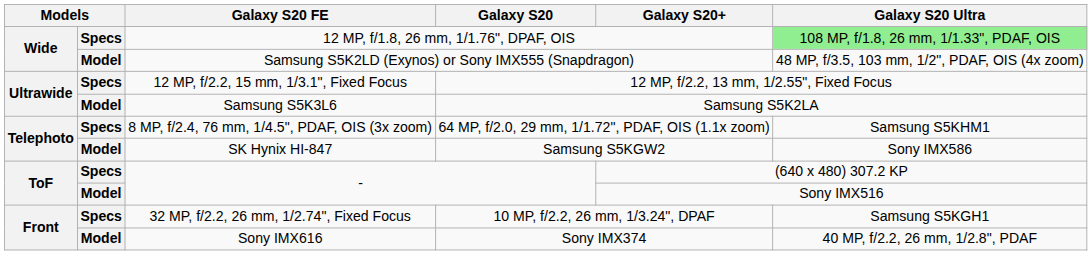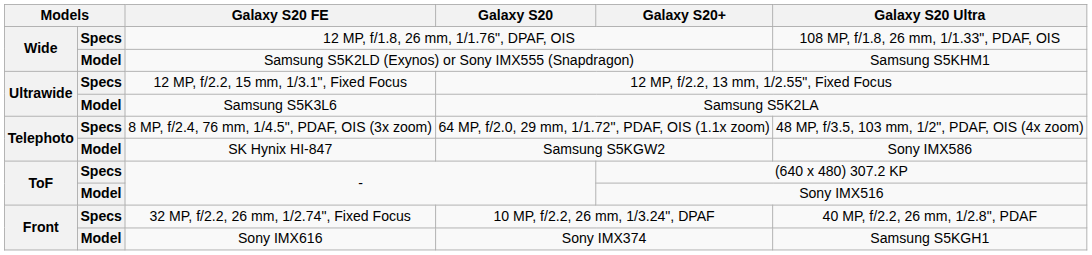(930, 37) lightgreen background -> (930, 37) no background
(930, 60) 48 MP, f/3.5, 103 mm, 1/2", PDAF, OIS (4x zoom) -> (930, 60) Samsung S5KHM1
(930, 127) Samsung S5KHM1 -> (930, 127) 48 MP, f/3.5, 103 mm, 1/2", PDAF, OIS (4x zoom)
(930, 216) Samsung S5KGH1 -> (930, 216) 40 MP, f/2.2, 26 mm, 1/2.8", PDAF
(930, 238) 40 MP, f/2.2, 26 mm, 1/2.8", PDAF -> (930, 238) Samsung S5KGH1
